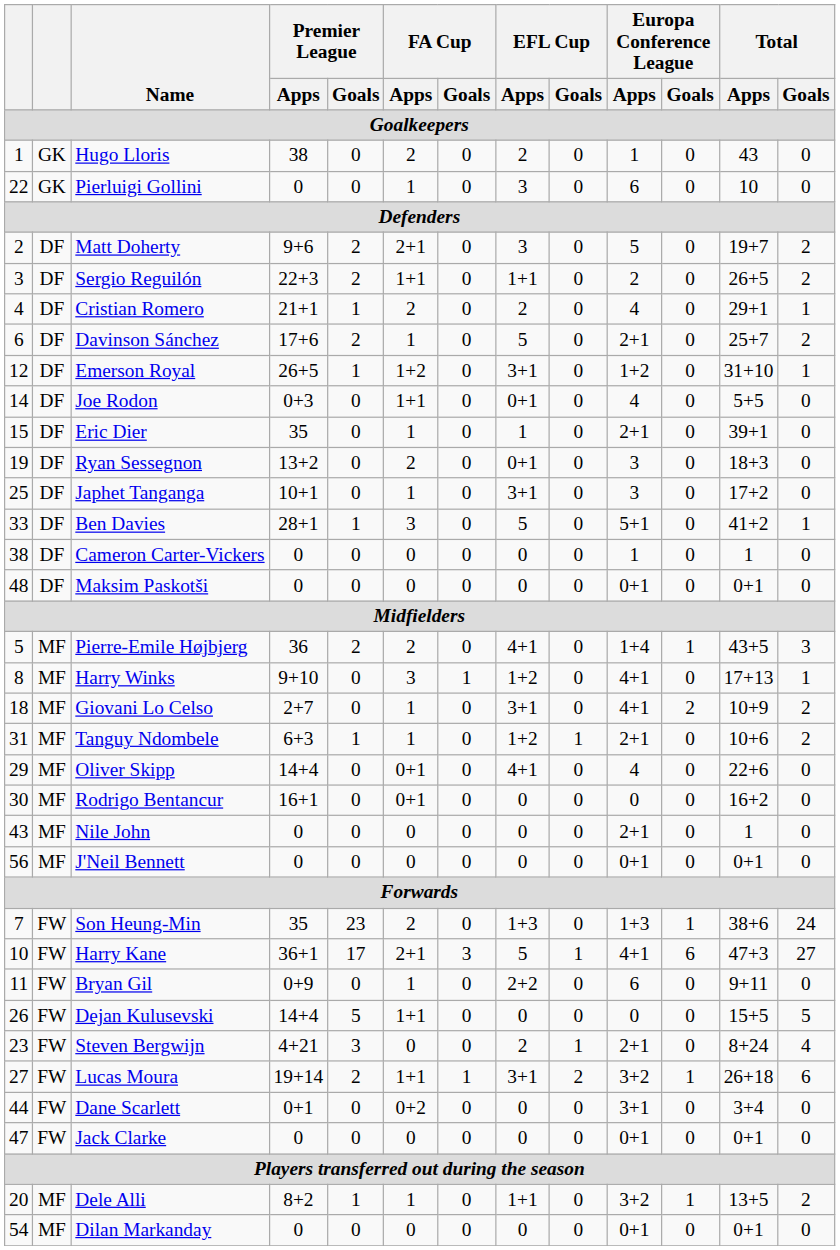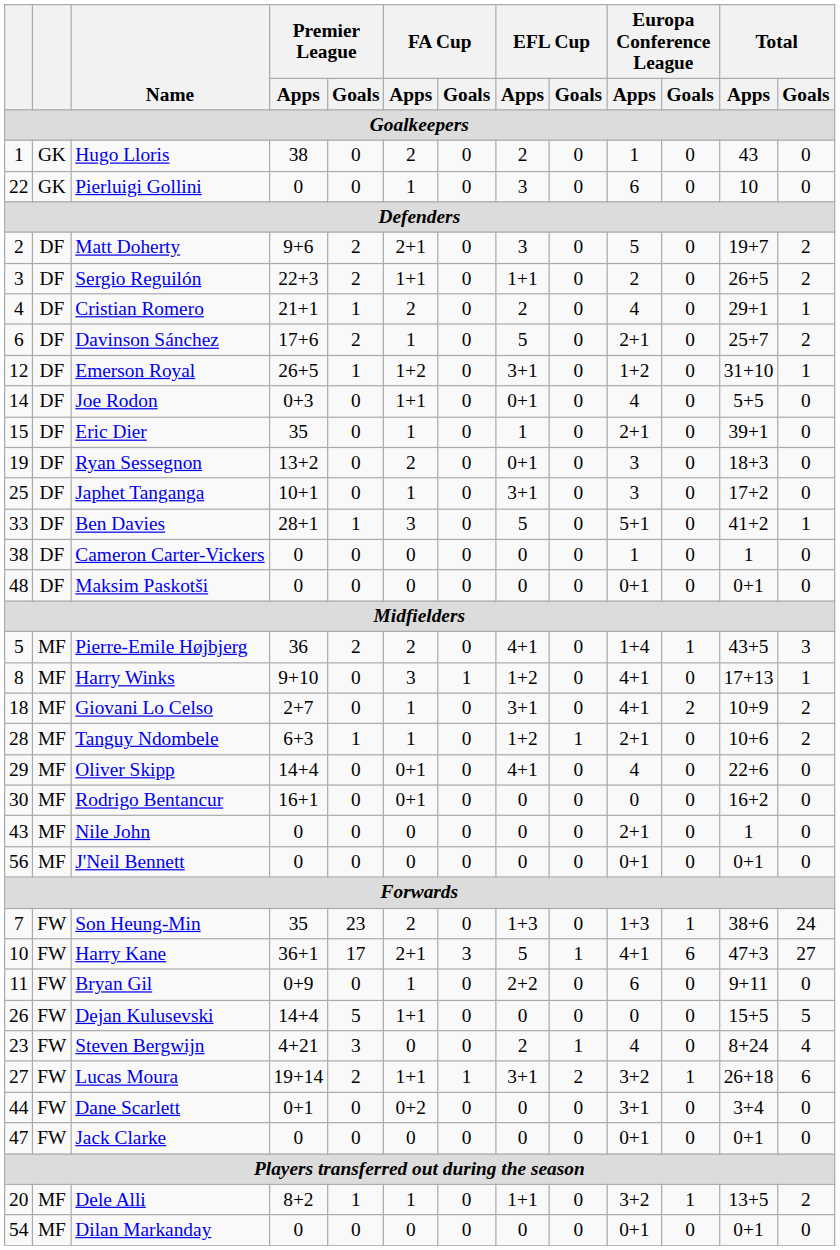(19, 738) 31 -> (19, 738) 28
(634, 1045) 2+1 -> (634, 1045) 4
